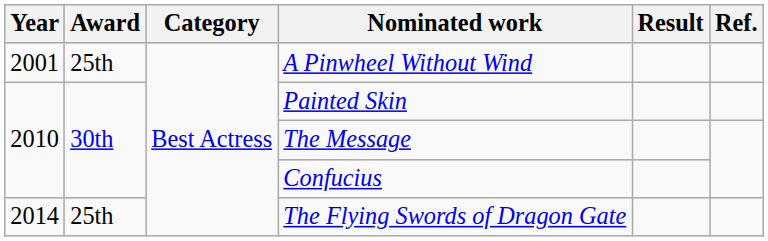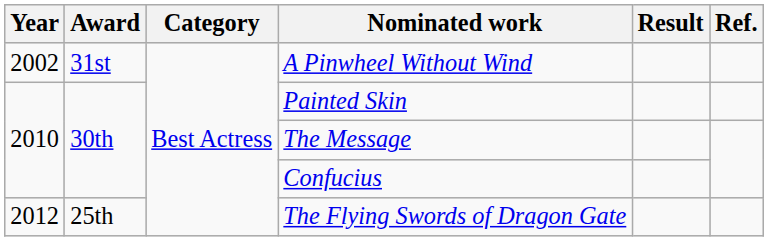(35, 62) 2001 -> (35, 62) 2002
(92, 62) 25th -> (90, 62) 31st
(35, 216) 2014 -> (35, 216) 2012
